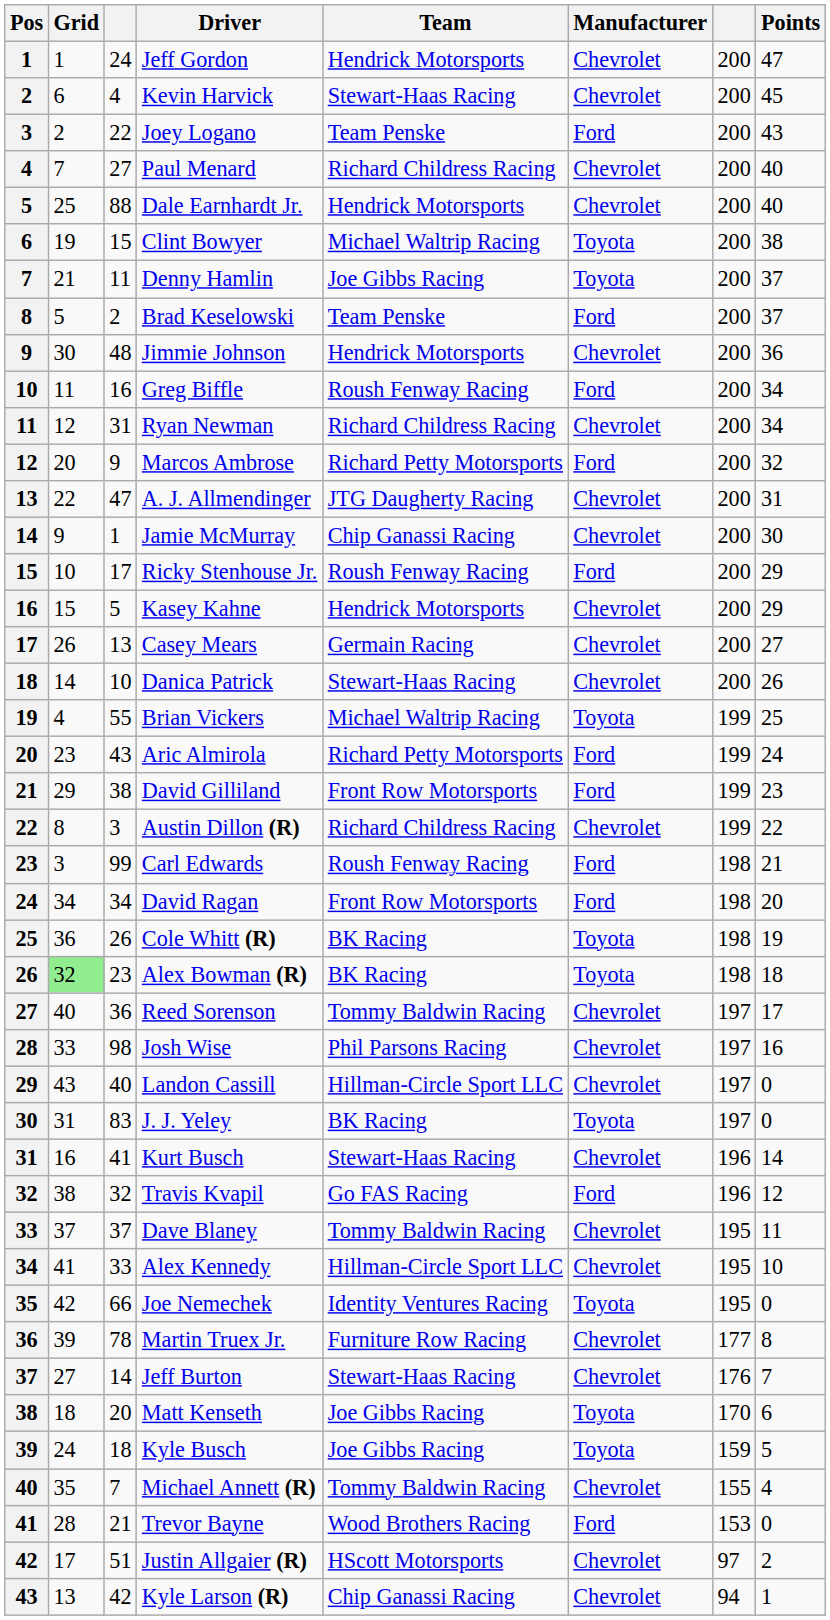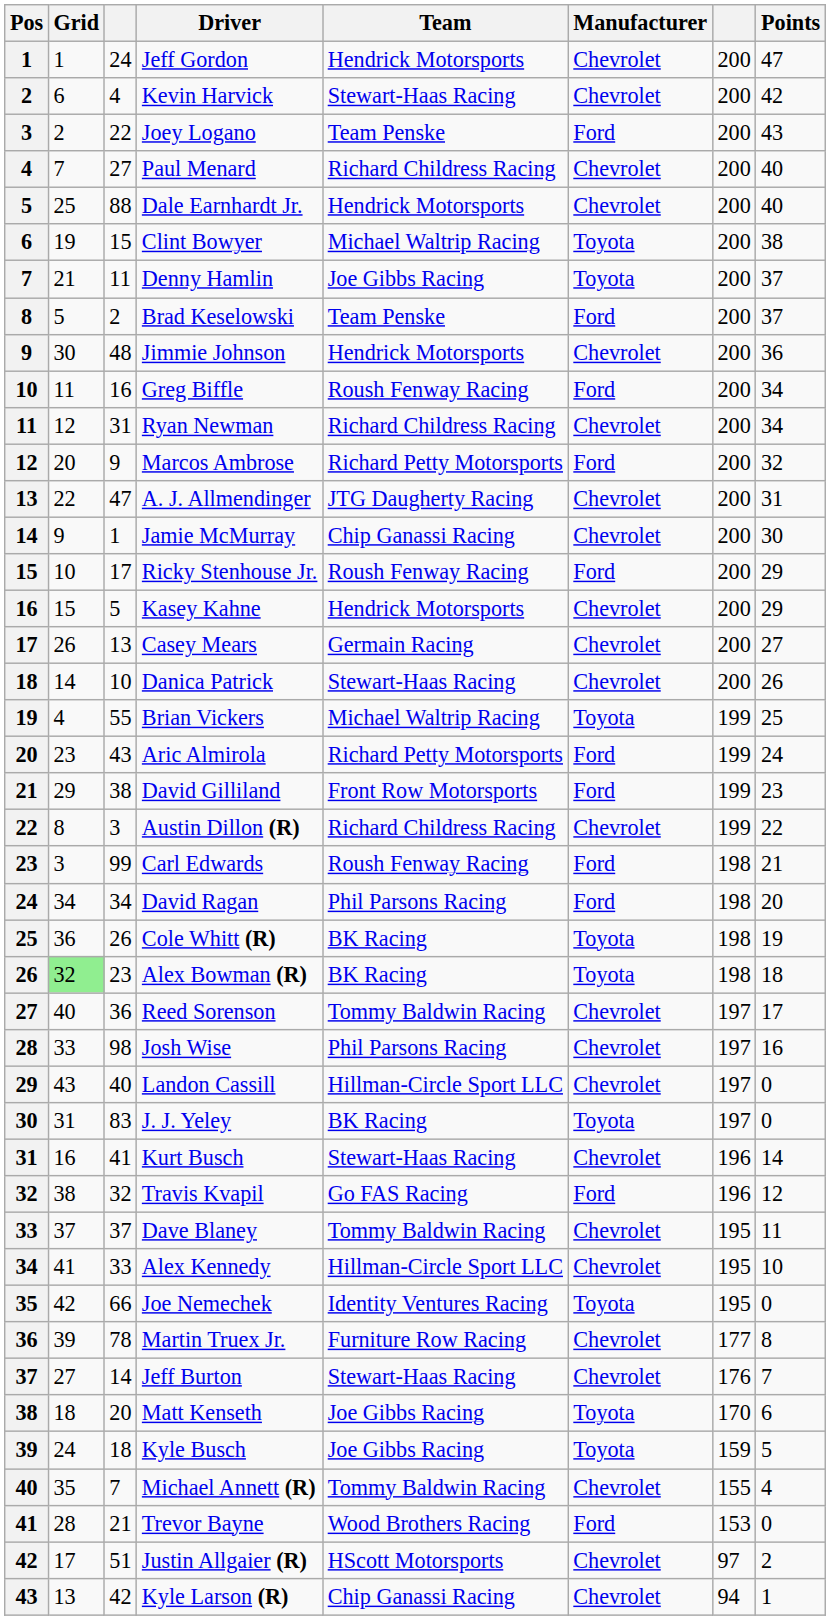(772, 96) 45 -> (772, 96) 42
(432, 901) Front Row Motorsports -> (417, 901) Phil Parsons Racing
